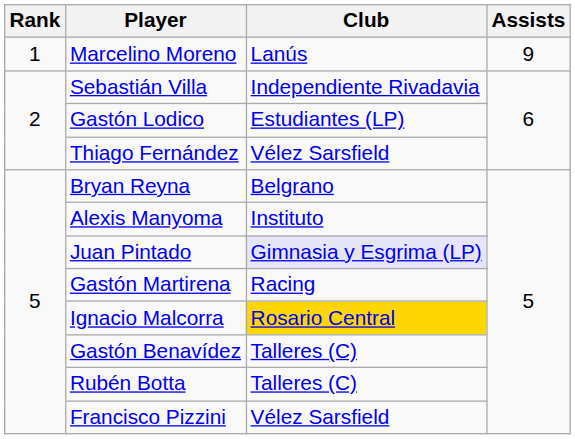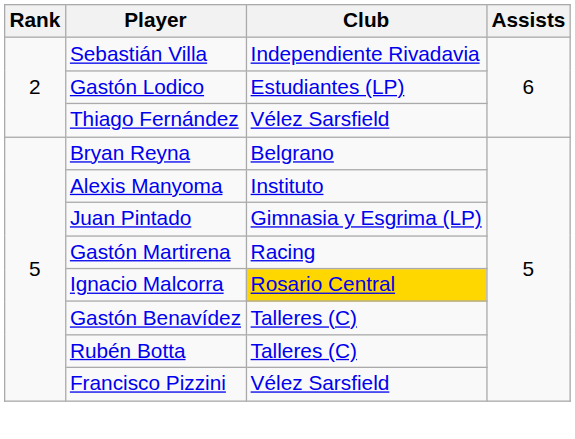- row: (153, 53)
(366, 251) lavender background -> (366, 218) no background
